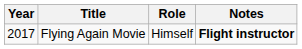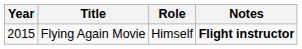(21, 34) 2017 -> (21, 34) 2015
